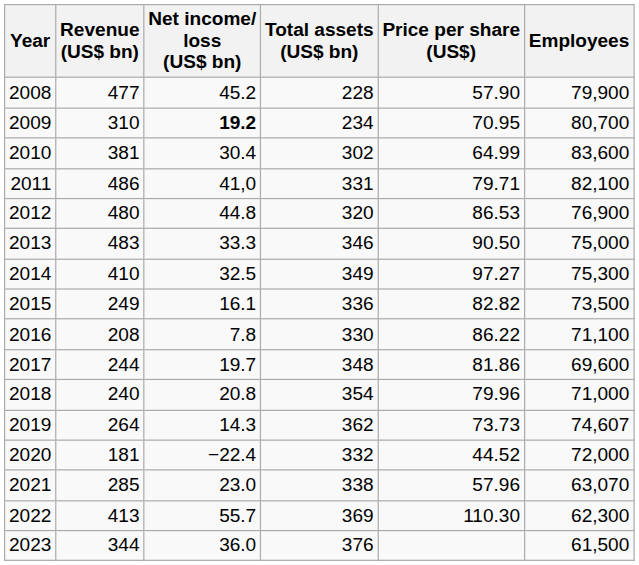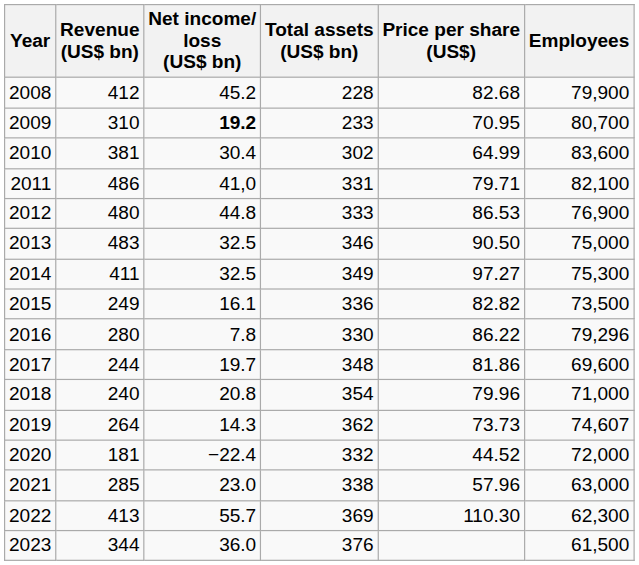(124, 92) 477 -> (124, 92) 412
(496, 92) 57.90 -> (496, 92) 82.68
(358, 122) 234 -> (358, 122) 233
(358, 213) 320 -> (358, 213) 333
(238, 243) 33.3 -> (238, 243) 32.5
(124, 273) 410 -> (124, 273) 411
(124, 334) 208 -> (124, 334) 280
(600, 334) 71,100 -> (600, 334) 79,296
(600, 485) 63,070 -> (600, 485) 63,000
